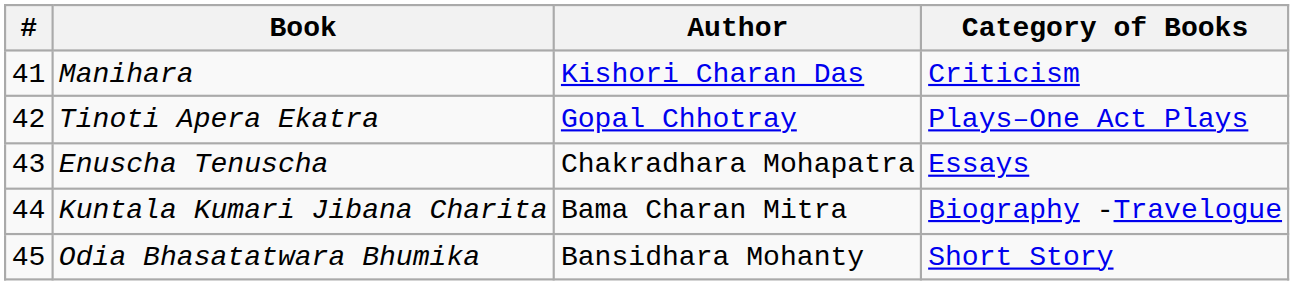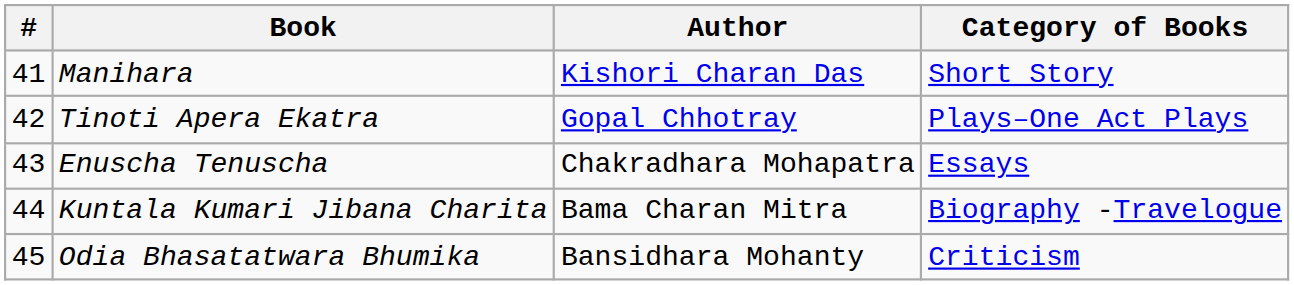(1004, 74) Criticism -> (1021, 74) Short Story
(1021, 257) Short Story -> (1004, 257) Criticism
